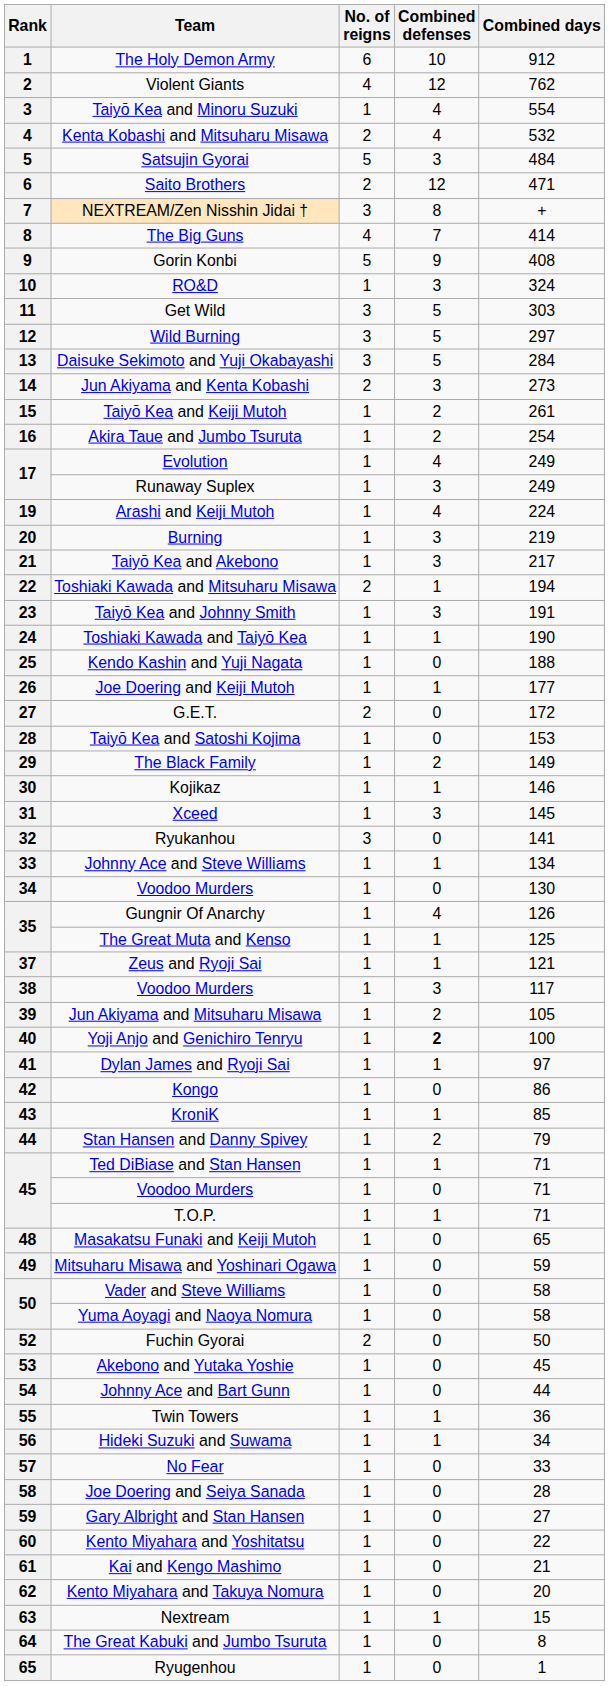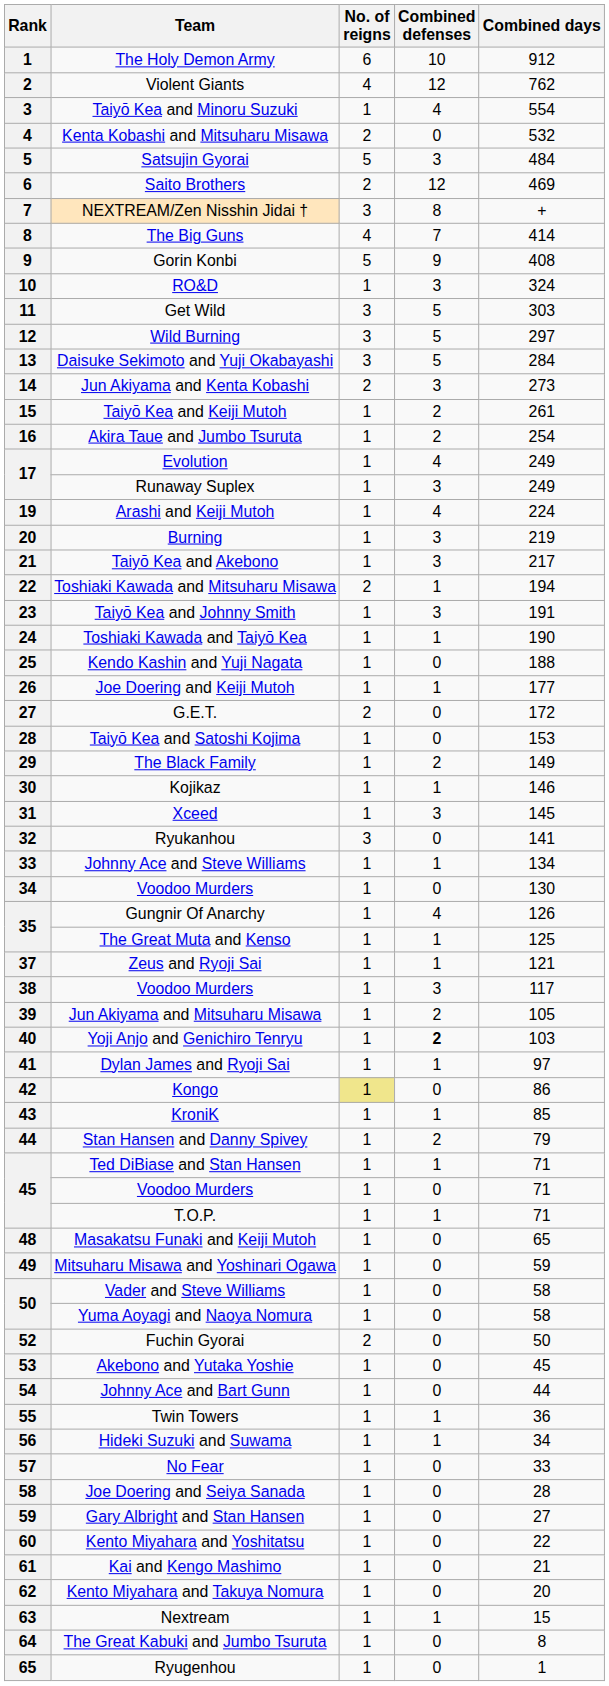(437, 135) 4 -> (437, 135) 0
(542, 185) 471 -> (542, 185) 469
(542, 1039) 100 -> (542, 1039) 103
(367, 1089) no background -> (367, 1089) khaki background
